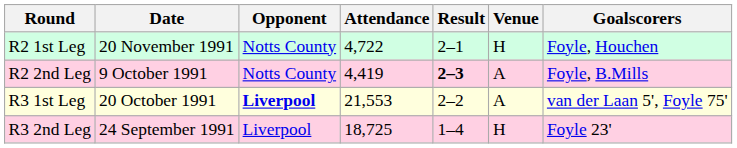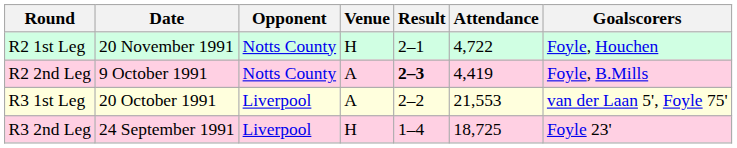columns swapped: (516, 18) <-> (387, 18)
(279, 101) bold -> (277, 101) normal
